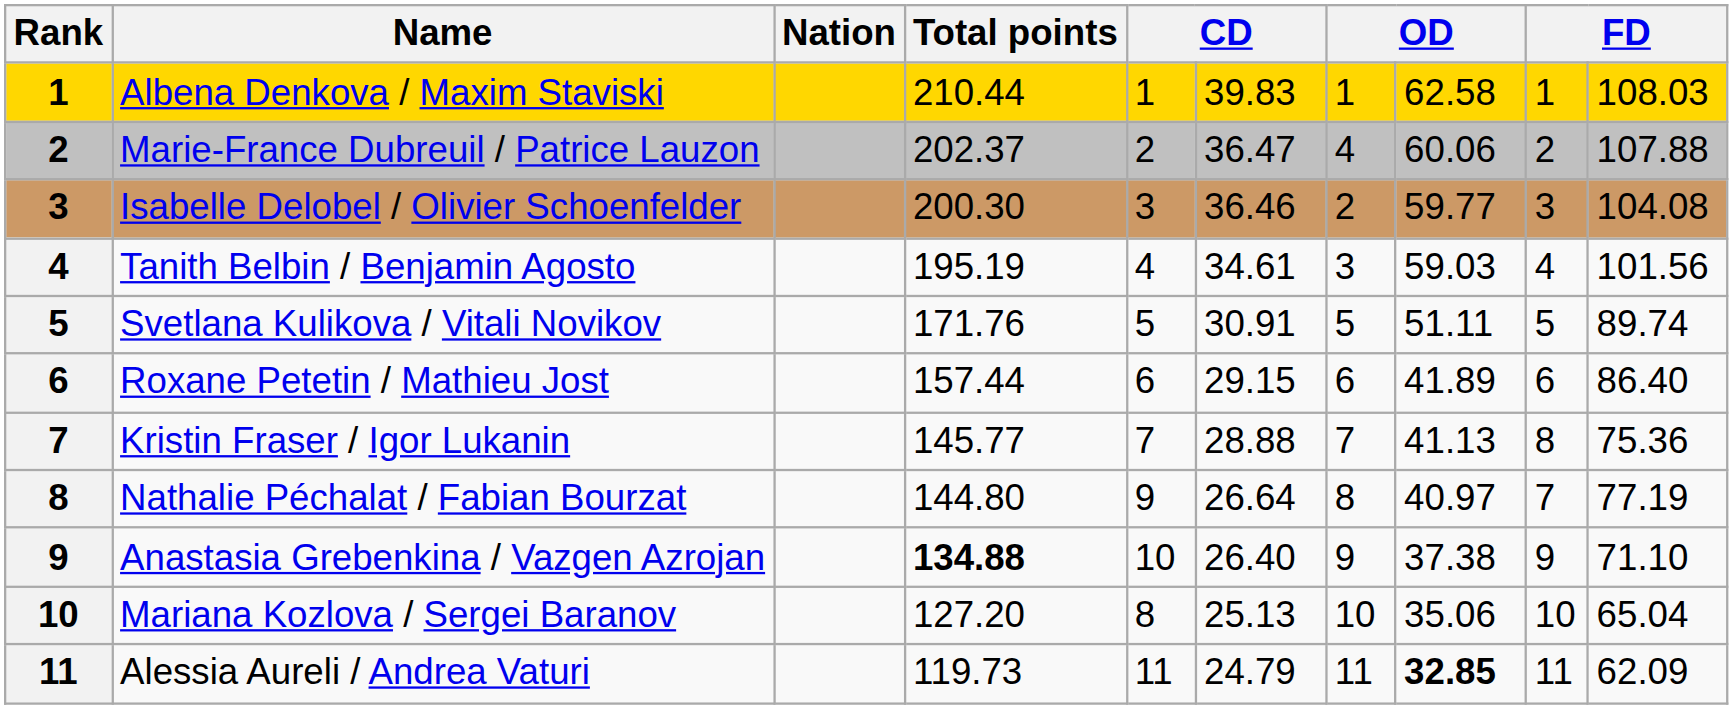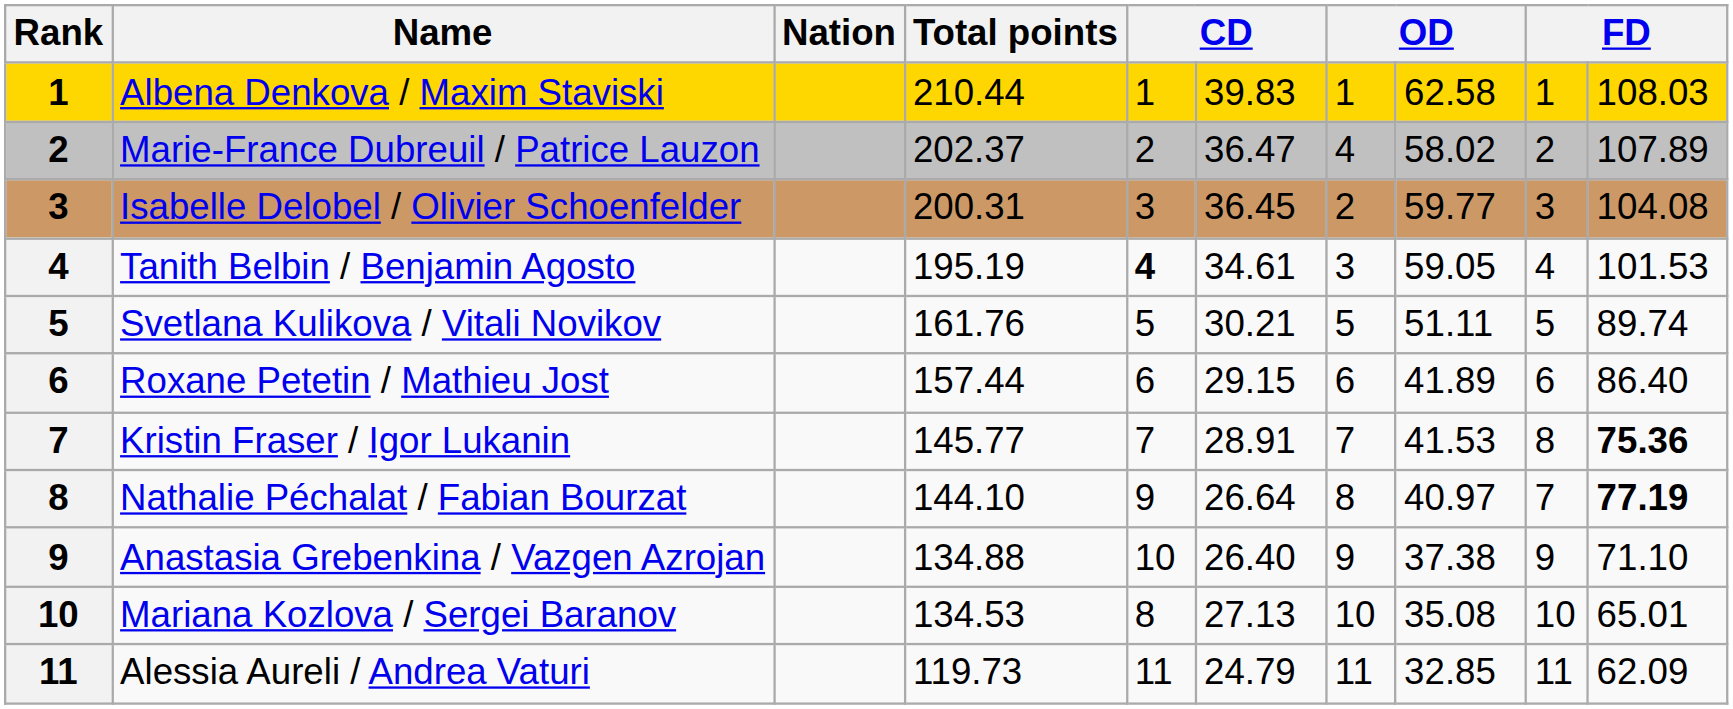(1450, 149) 60.06 -> (1450, 149) 58.02
(1653, 149) 107.88 -> (1653, 149) 107.89
(969, 207) 200.30 -> (969, 207) 200.31
(1250, 207) 36.46 -> (1250, 207) 36.45
(1145, 265) normal -> (1145, 265) bold
(1450, 265) 59.03 -> (1450, 265) 59.05
(1653, 265) 101.56 -> (1653, 265) 101.53
(969, 324) 171.76 -> (969, 324) 161.76
(1250, 324) 30.91 -> (1250, 324) 30.21
(1250, 440) 28.88 -> (1250, 440) 28.91
(1450, 440) 41.13 -> (1450, 440) 41.53
(1642, 440) normal -> (1642, 440) bold
(969, 498) 144.80 -> (969, 498) 144.10
(1642, 498) normal -> (1642, 498) bold
(969, 556) bold -> (969, 556) normal
(969, 614) 127.20 -> (969, 614) 134.53
(1250, 614) 25.13 -> (1250, 614) 27.13
(1450, 614) 35.06 -> (1450, 614) 35.08
(1642, 614) 65.04 -> (1642, 614) 65.01
(1450, 672) bold -> (1450, 672) normal
